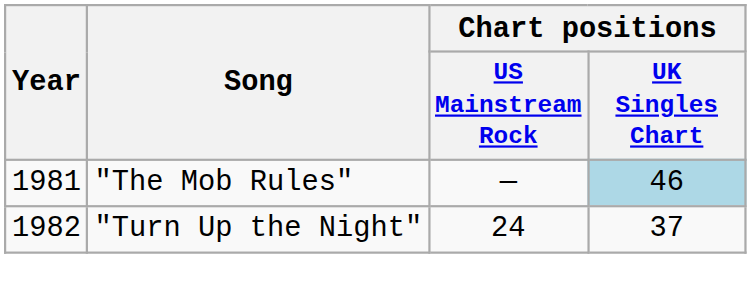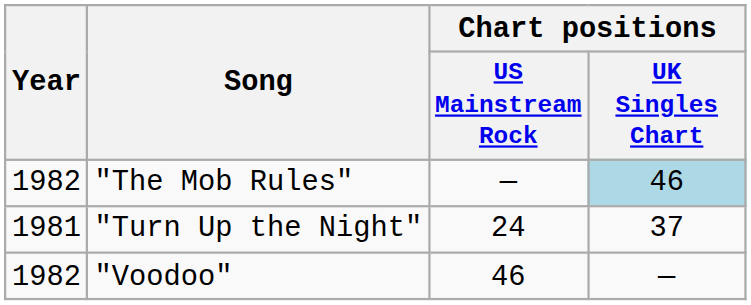(46, 182) 1981 -> (46, 182) 1982
(46, 229) 1982 -> (46, 229) 1981
+ row: (164, 276)
